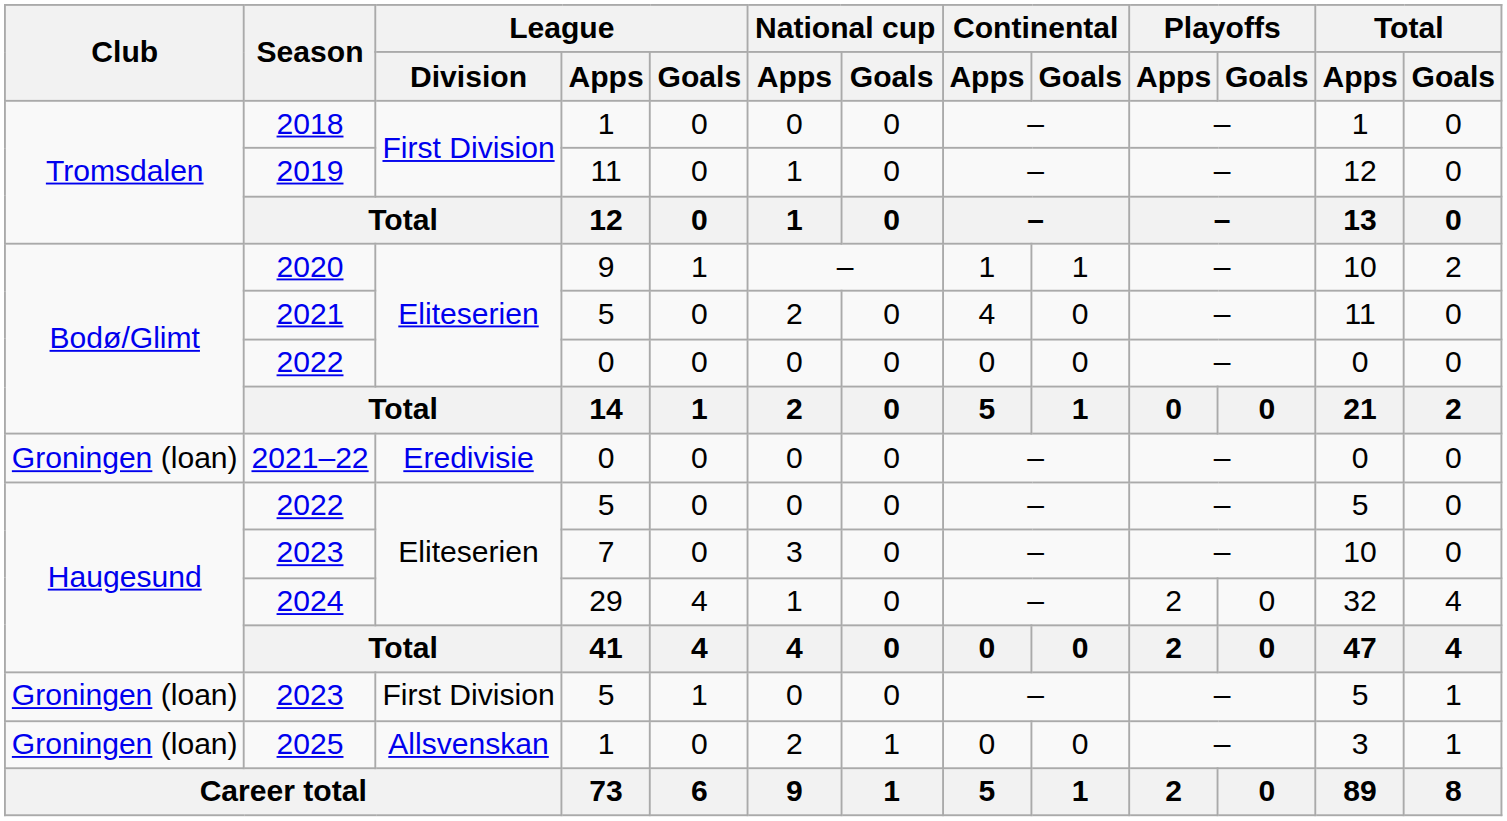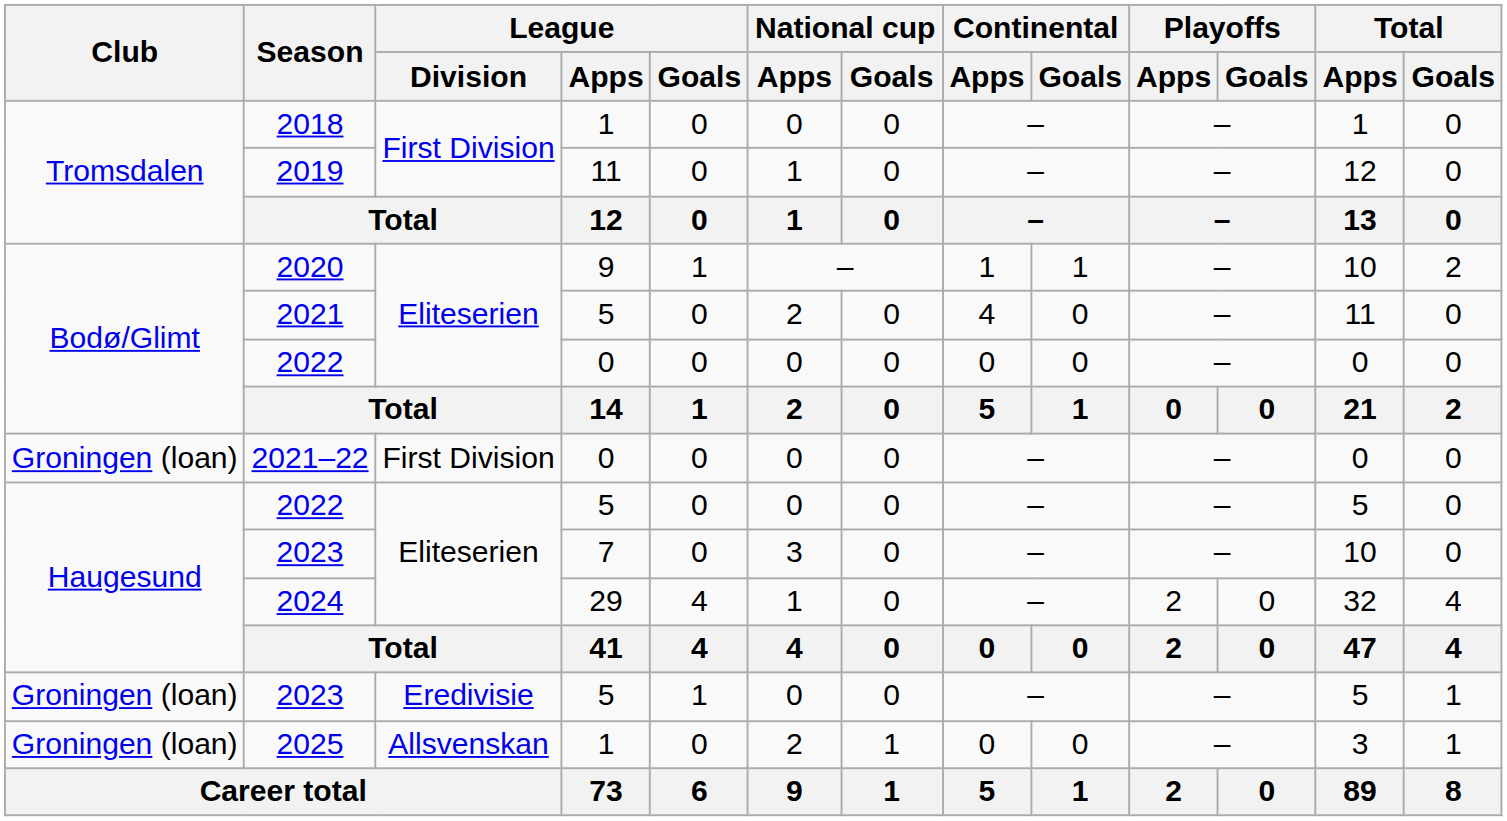(469, 457) Eredivisie -> (469, 457) First Division
(469, 696) First Division -> (469, 696) Eredivisie
